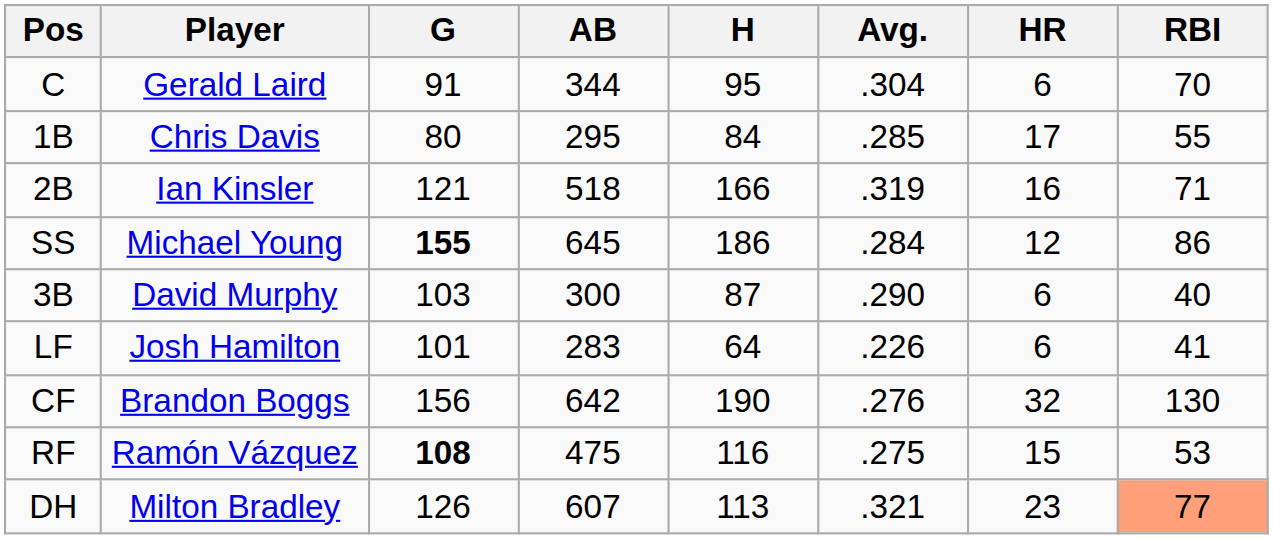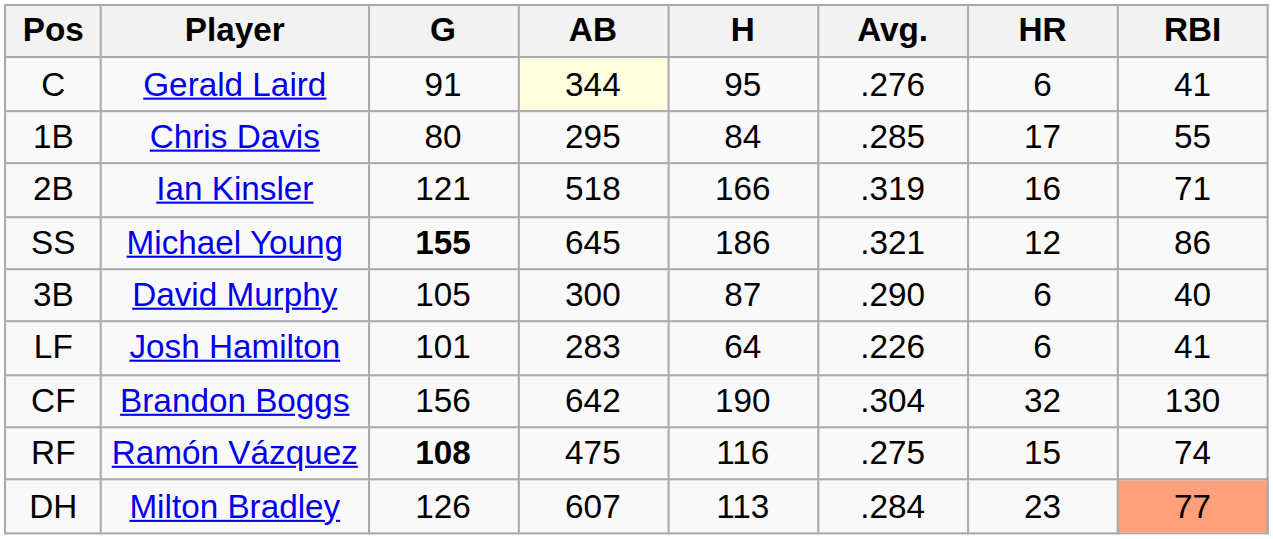(593, 83) no background -> (593, 83) lightyellow background
(893, 83) .304 -> (893, 83) .276
(1193, 83) 70 -> (1193, 83) 41
(893, 242) .284 -> (893, 242) .321
(443, 294) 103 -> (443, 294) 105
(893, 400) .276 -> (893, 400) .304
(1193, 453) 53 -> (1193, 453) 74
(893, 505) .321 -> (893, 505) .284
